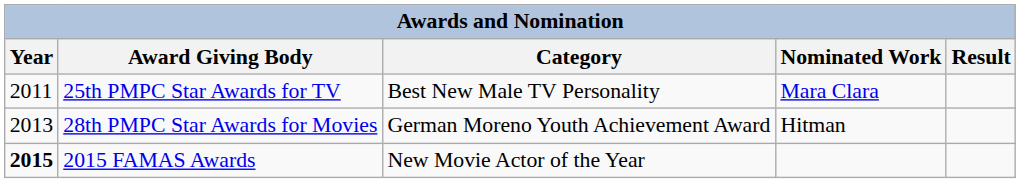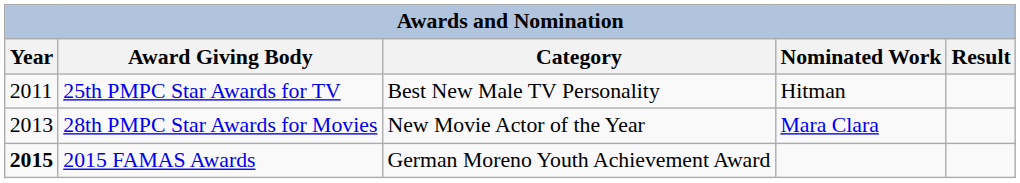(830, 90) Mara Clara -> (813, 90) Hitman
(579, 125) German Moreno Youth Achievement Award -> (516, 125) New Movie Actor of the Year
(813, 125) Hitman -> (830, 125) Mara Clara
(516, 159) New Movie Actor of the Year -> (579, 159) German Moreno Youth Achievement Award
